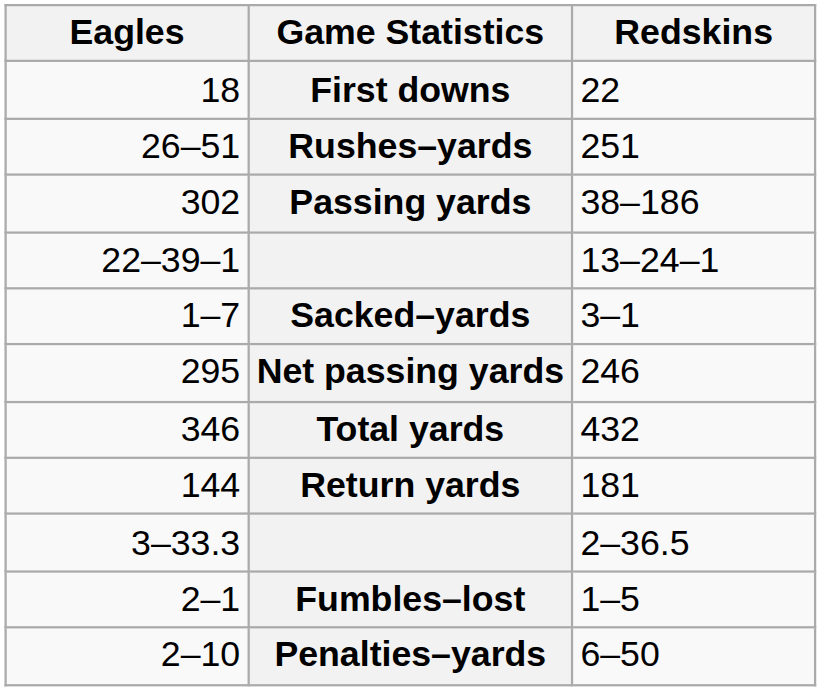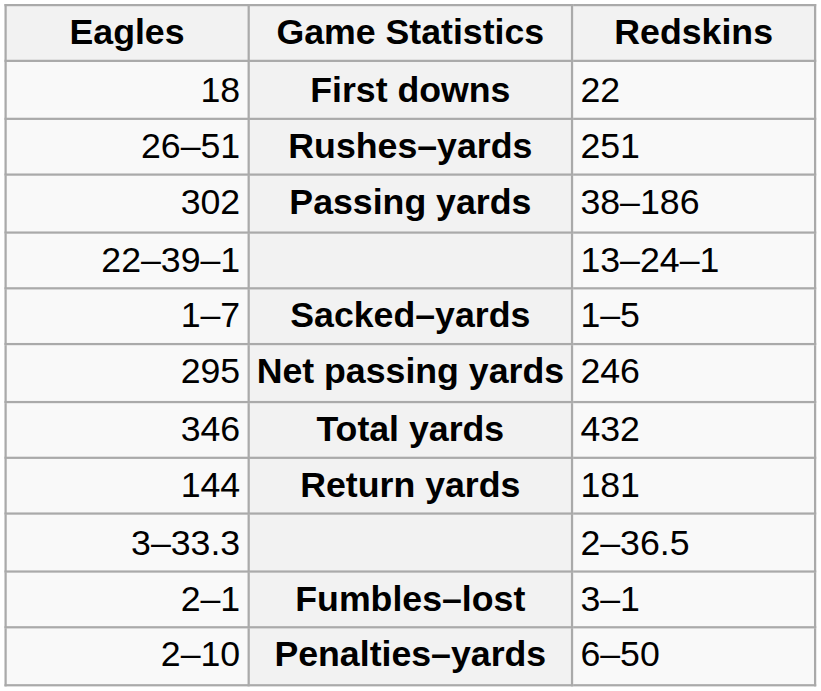(610, 315) 3–1 -> (610, 315) 1–5
(610, 598) 1–5 -> (610, 598) 3–1
